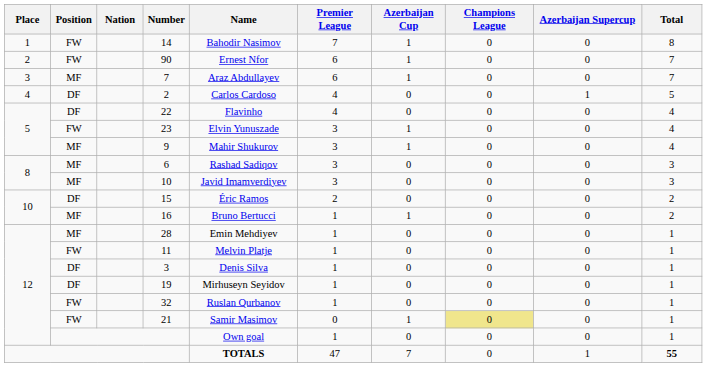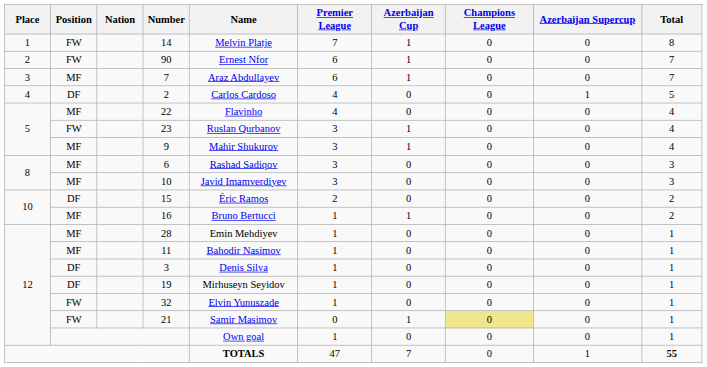(244, 43) Bahodir Nasimov -> (244, 43) Melvin Platje
(74, 112) DF -> (74, 112) MF
(244, 129) Elvin Yunuszade -> (244, 129) Ruslan Qurbanov
(74, 250) FW -> (74, 250) MF
(244, 250) Melvin Platje -> (244, 250) Bahodir Nasimov
(244, 302) Ruslan Qurbanov -> (244, 302) Elvin Yunuszade
